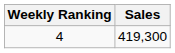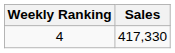(142, 36) 419,300 -> (142, 36) 417,330
